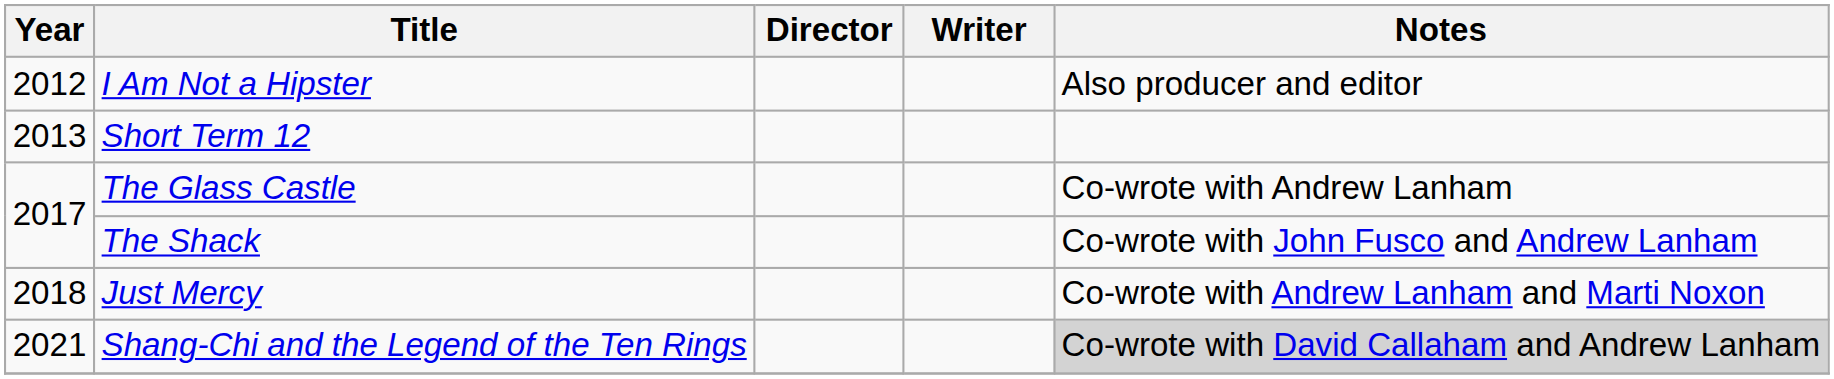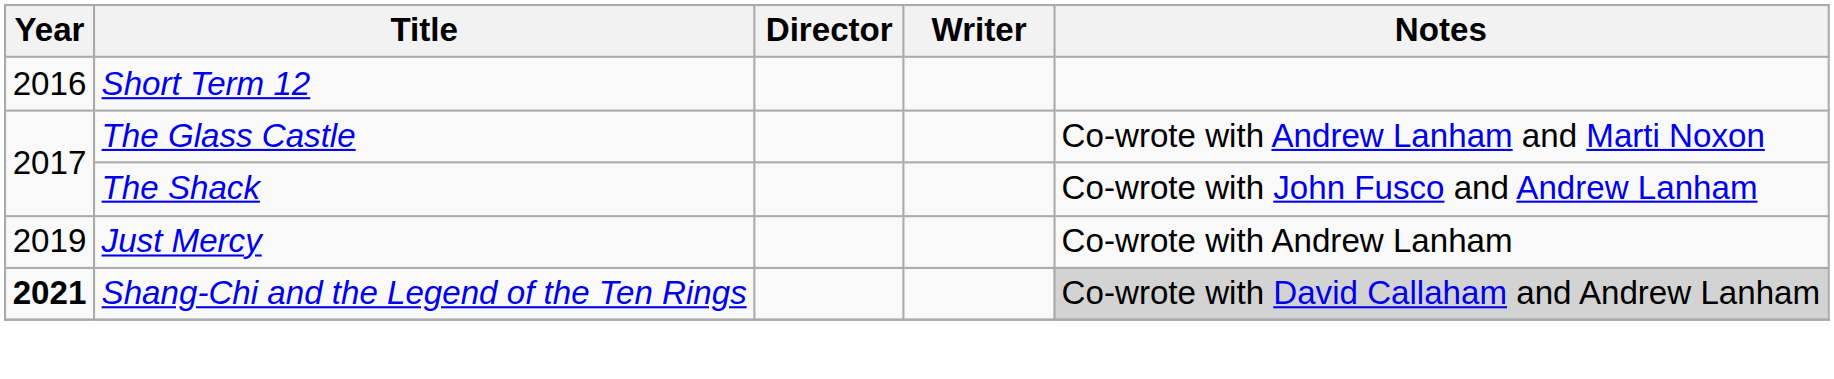- row: (236, 83)
(50, 135) 2013 -> (50, 83) 2016
(1287, 188) Co-wrote with Andrew Lanham -> (1413, 135) Co-wrote with Andrew Lanham and Marti Noxon
(50, 293) 2018 -> (50, 240) 2019
(1413, 293) Co-wrote with Andrew Lanham and Marti Noxon -> (1287, 240) Co-wrote with Andrew Lanham
(50, 345) normal -> (50, 293) bold
